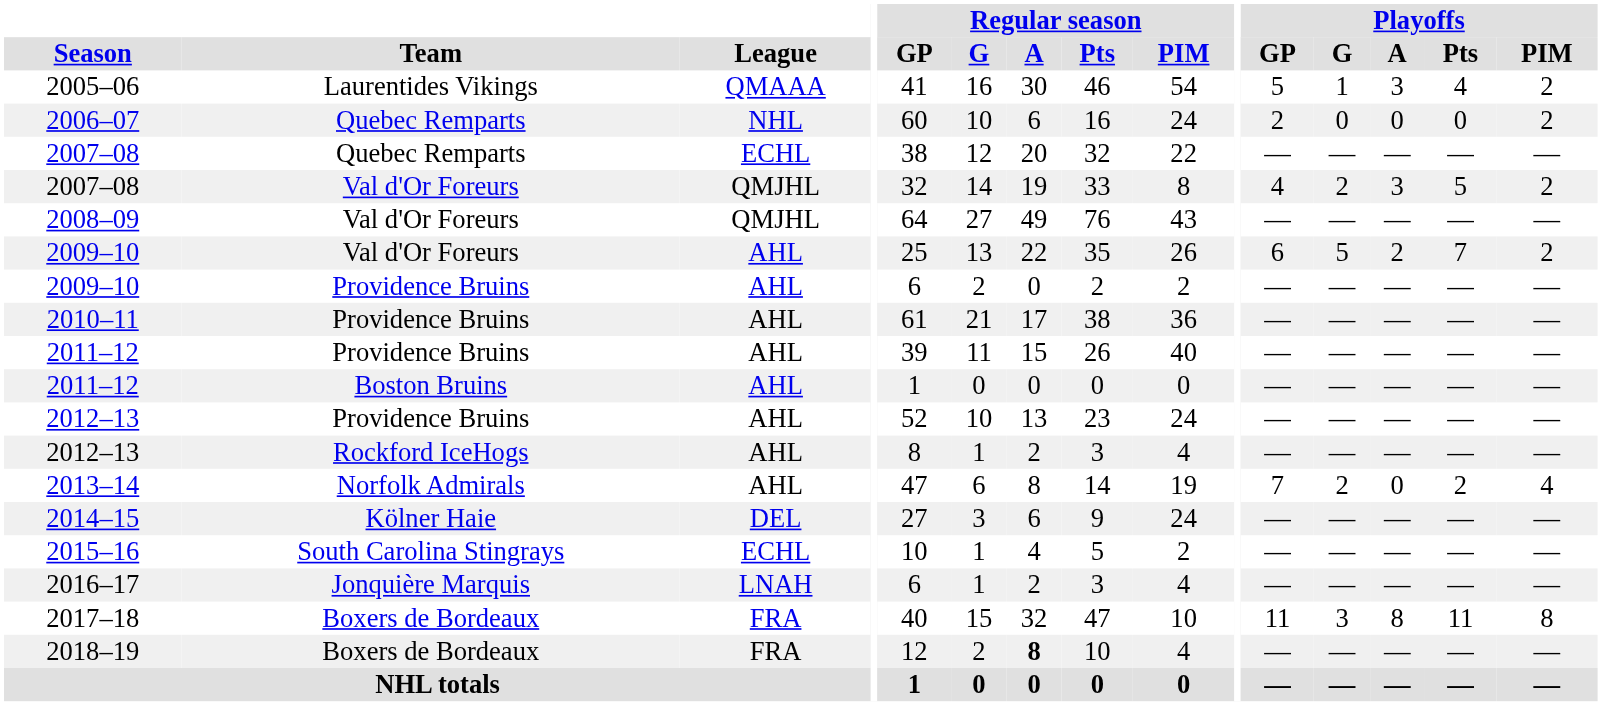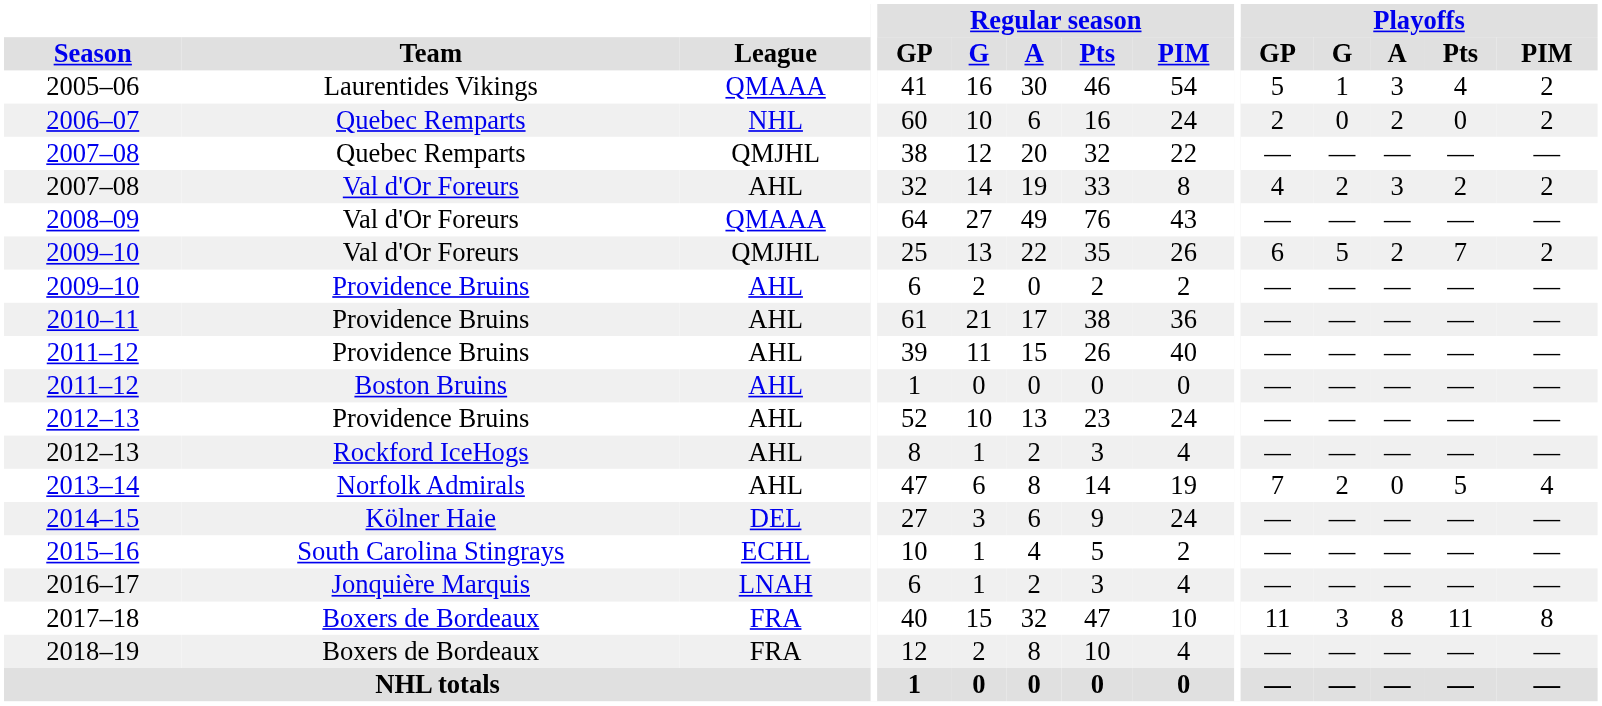(1397, 119) 0 -> (1397, 119) 2
(776, 153) ECHL -> (776, 153) QMJHL
(776, 186) QMJHL -> (776, 186) AHL
(1460, 186) 5 -> (1460, 186) 2
(776, 219) QMJHL -> (776, 219) QMAAA
(776, 252) AHL -> (776, 252) QMJHL
(1460, 485) 2 -> (1460, 485) 5
(1034, 651) bold -> (1034, 651) normal
